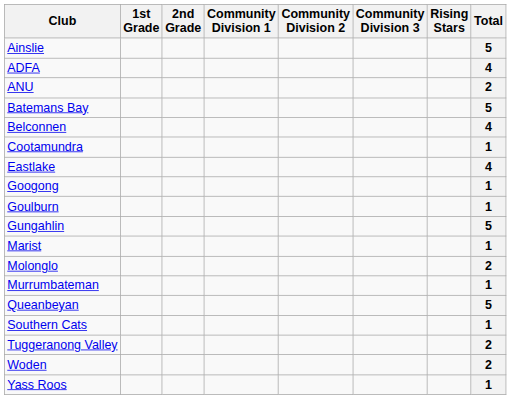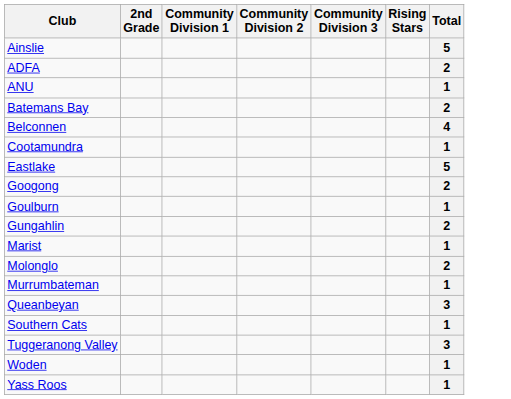- column: (141, 21)
(489, 68) 4 -> (447, 68) 2
(489, 87) 2 -> (447, 87) 1
(489, 107) 5 -> (447, 107) 2
(489, 166) 4 -> (447, 166) 5
(489, 186) 1 -> (447, 186) 2
(489, 226) 5 -> (447, 226) 2
(489, 305) 5 -> (447, 305) 3
(489, 345) 2 -> (447, 345) 3
(489, 364) 2 -> (447, 364) 1
